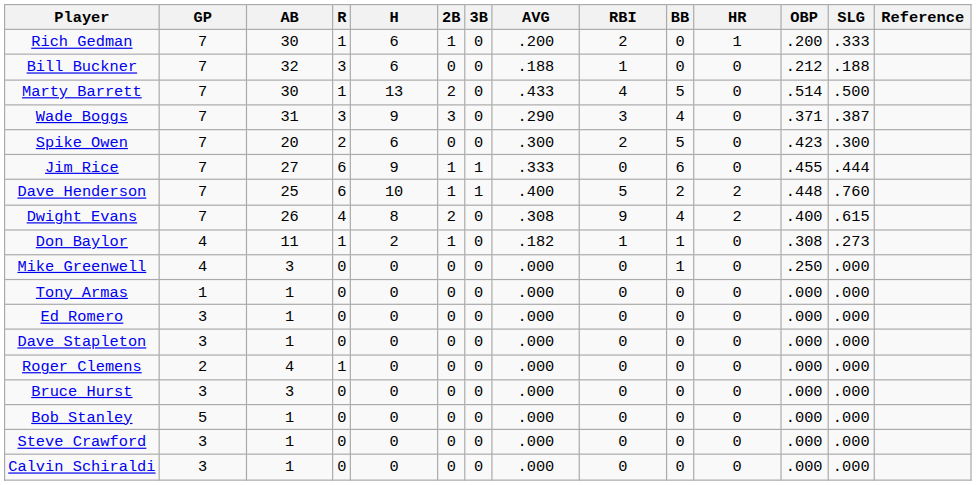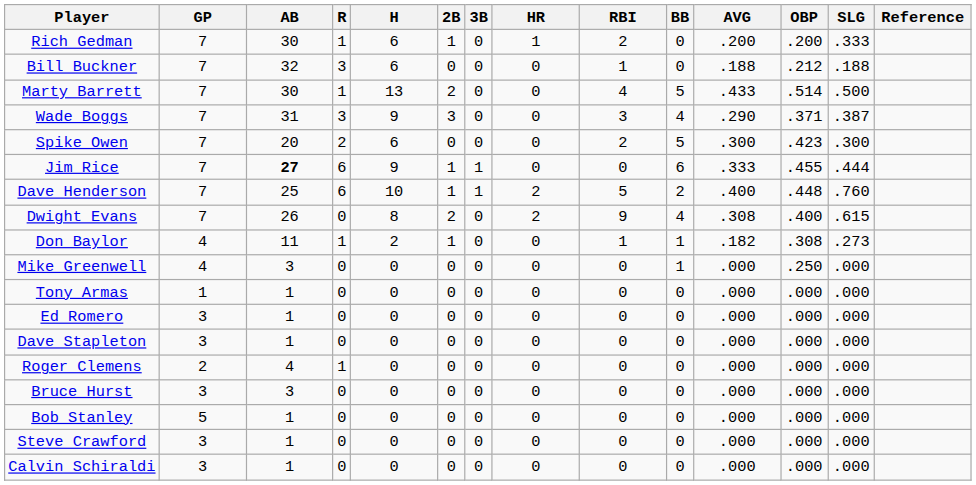columns swapped: (737, 17) <-> (536, 17)
(290, 167) normal -> (290, 167) bold
(342, 217) 4 -> (342, 217) 0
